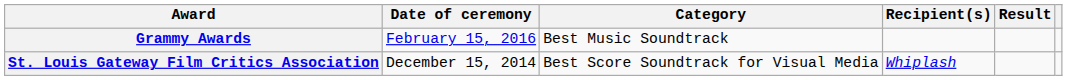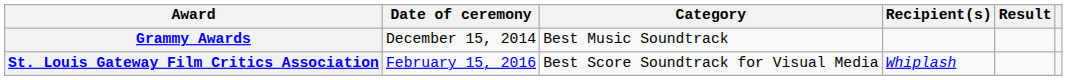(461, 40) February 15, 2016 -> (461, 40) December 15, 2014
(461, 64) December 15, 2014 -> (461, 64) February 15, 2016
